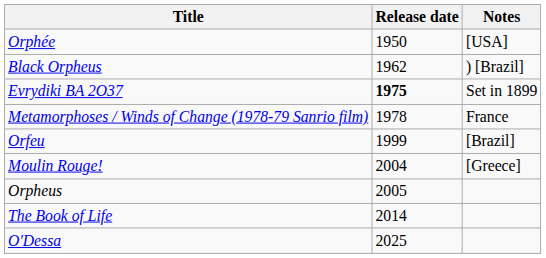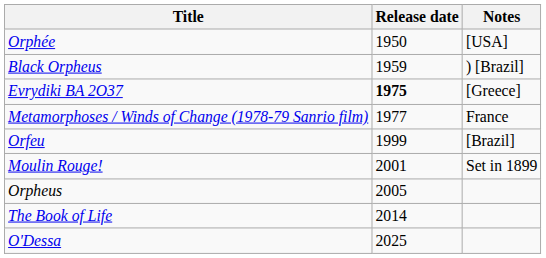(391, 66) 1962 -> (391, 66) 1959
(502, 91) Set in 1899 -> (493, 91) [Greece]
(391, 116) 1978 -> (391, 116) 1977
(391, 166) 2004 -> (391, 166) 2001
(493, 166) [Greece] -> (502, 166) Set in 1899
